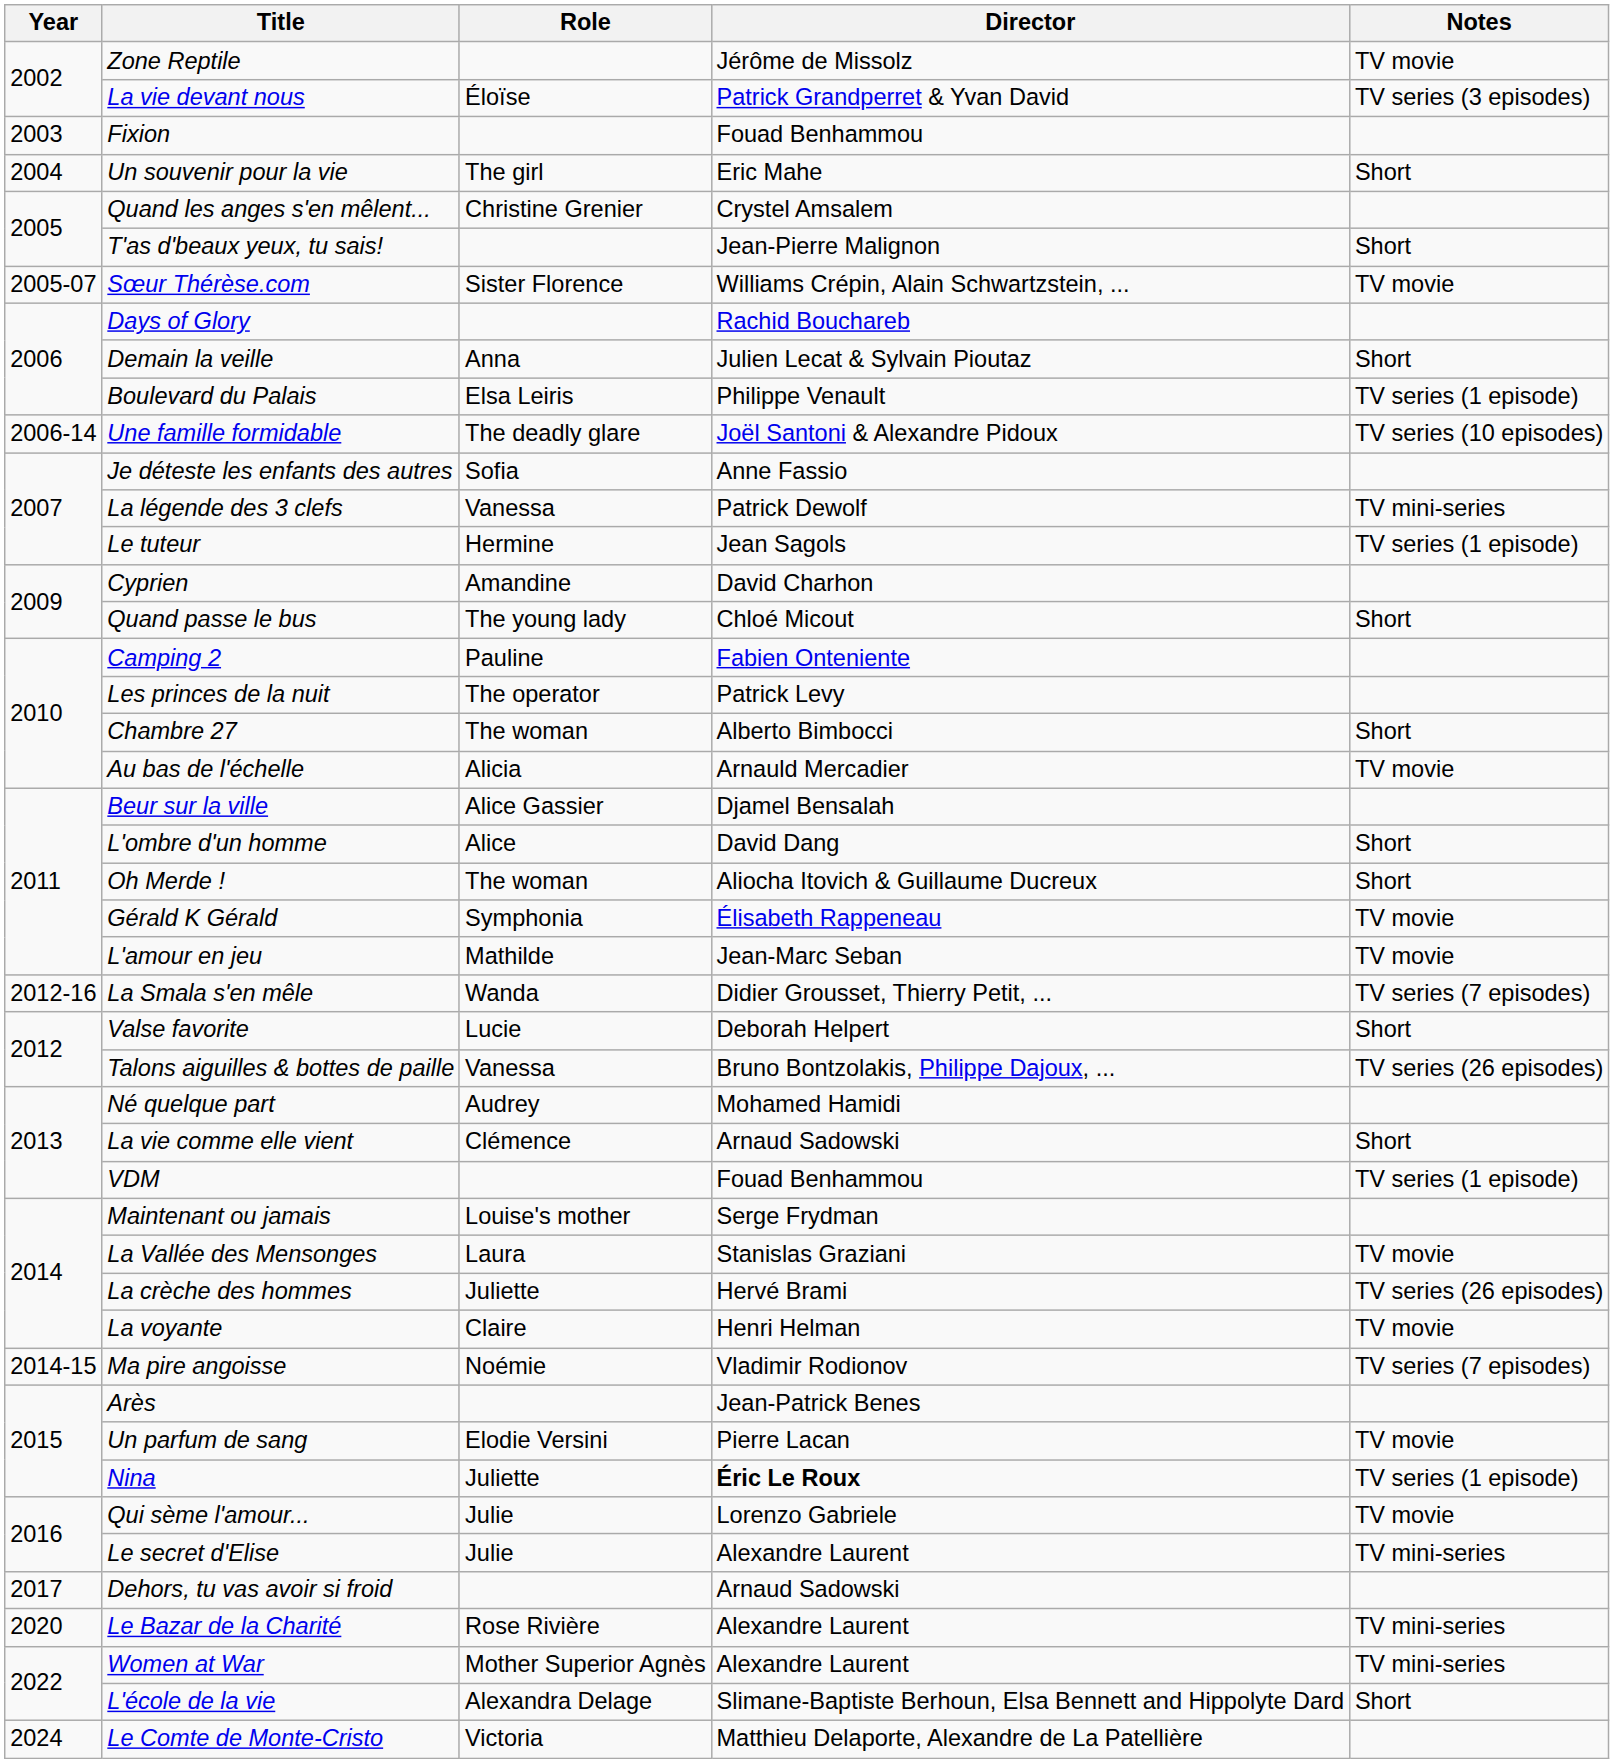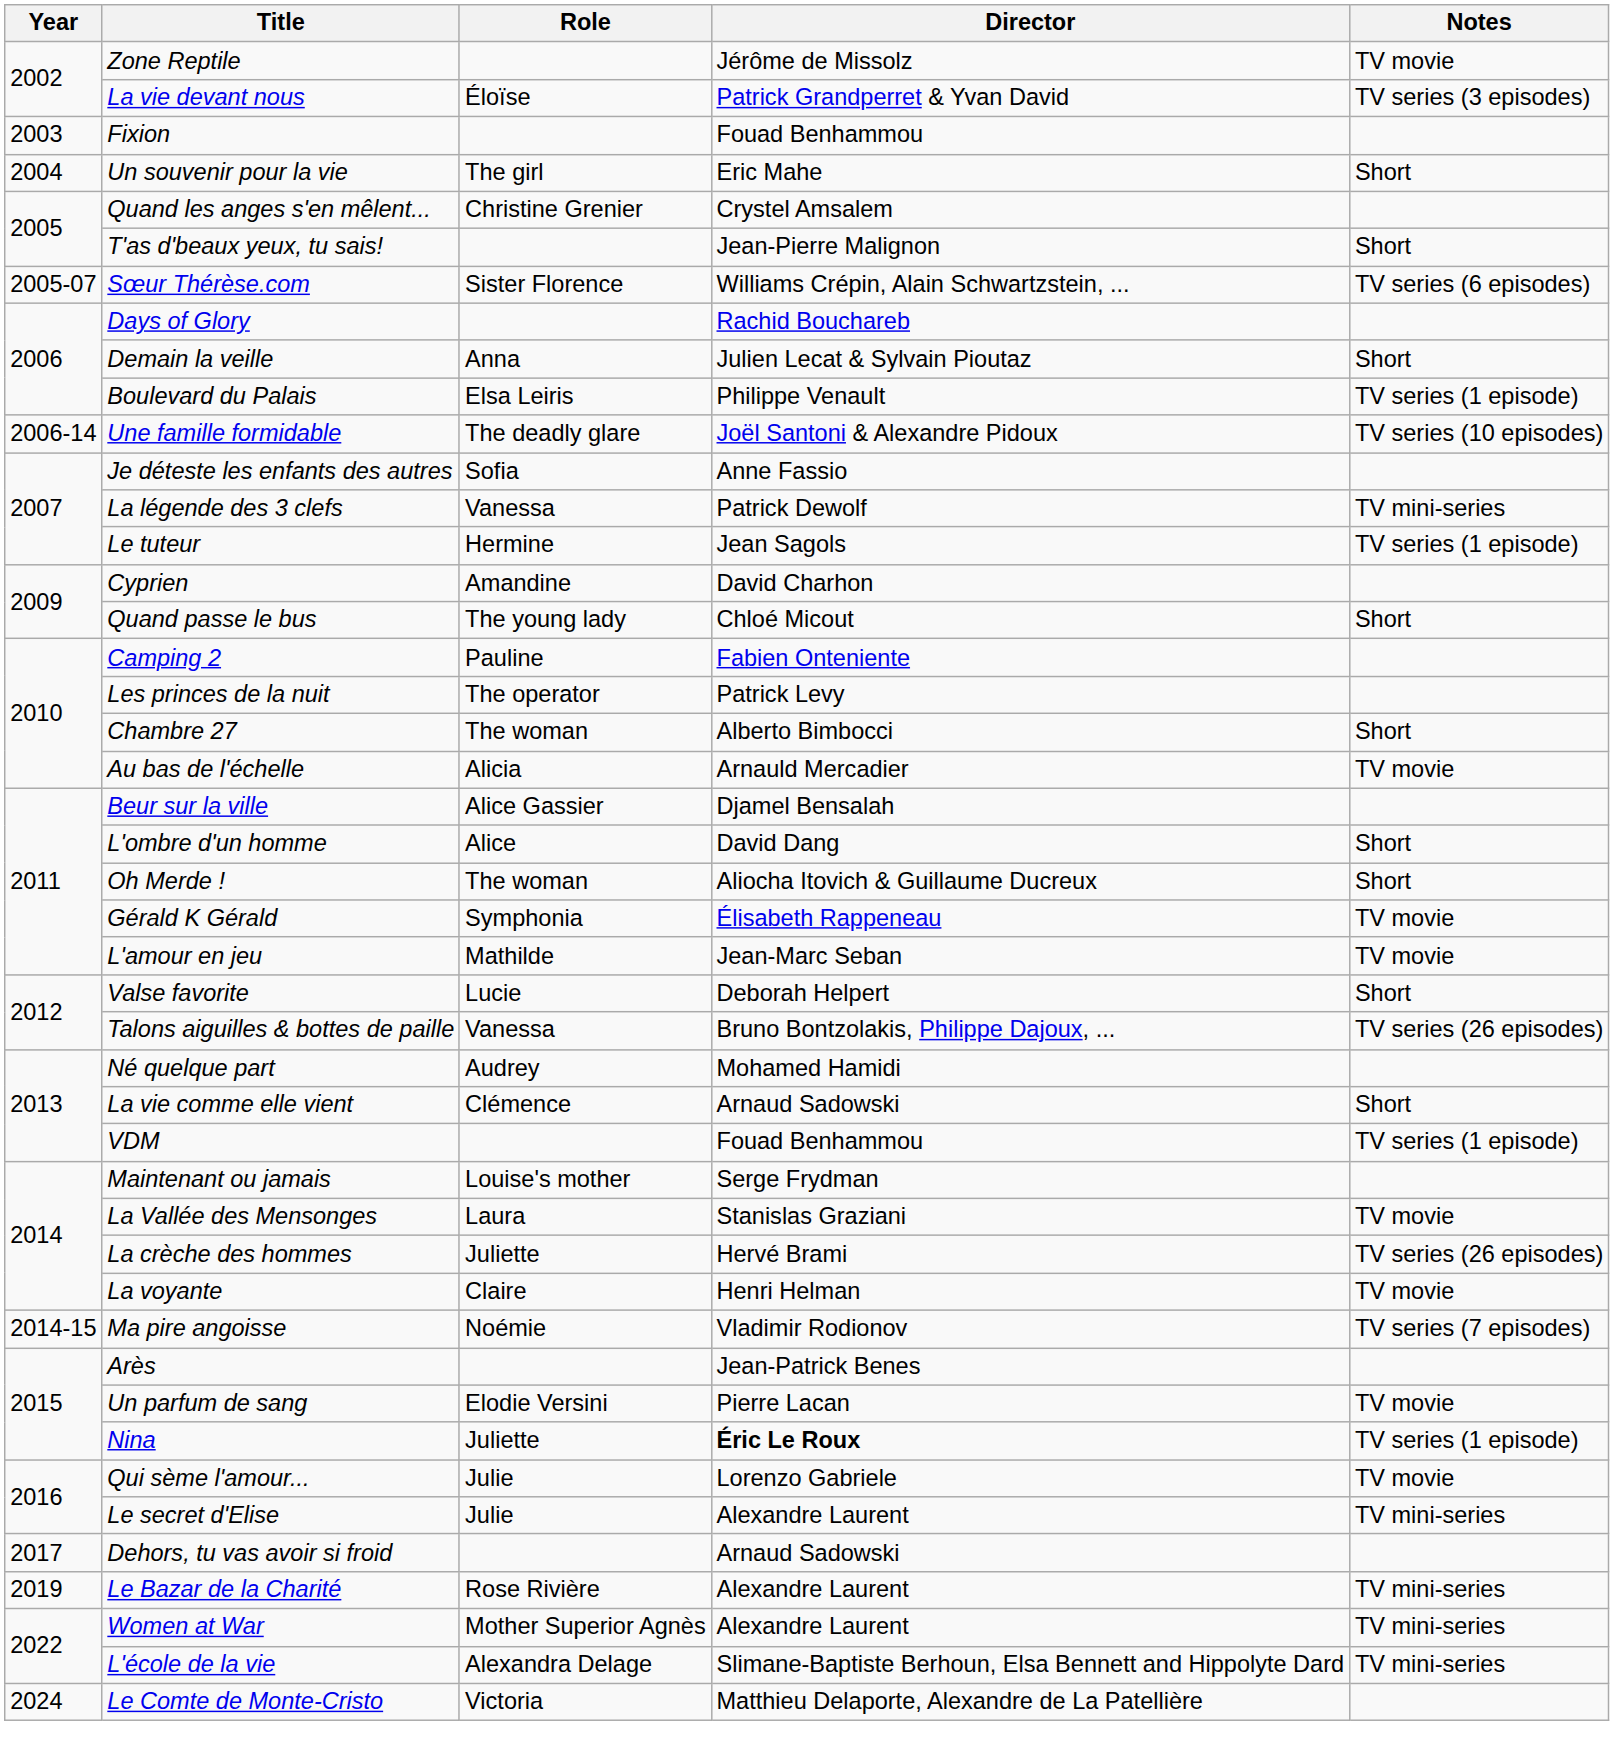(1405, 284) TV movie -> (1473, 284) TV series (6 episodes)
- row: (210, 992)
(36, 1627) 2020 -> (36, 1589) 2019
(1383, 1701) Short -> (1430, 1664) TV mini-series
